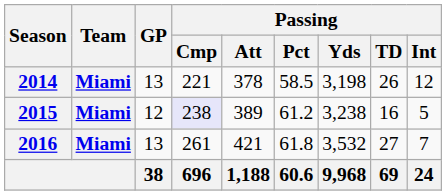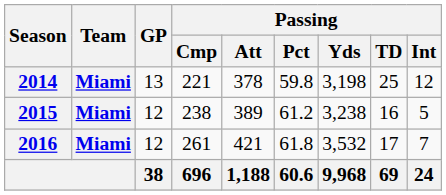(296, 81) 58.5 -> (296, 81) 59.8
(389, 81) 26 -> (389, 81) 25
(197, 112) lavender background -> (197, 112) no background
(153, 143) 13 -> (153, 143) 12
(389, 143) 27 -> (389, 143) 17
